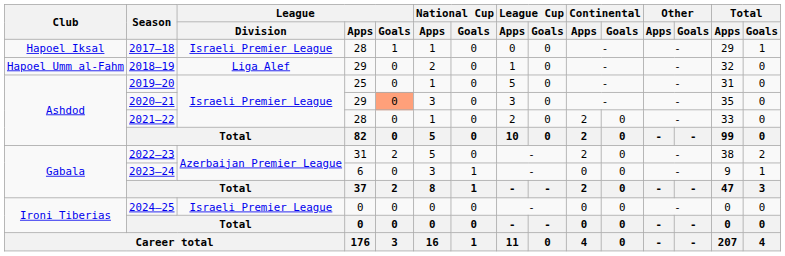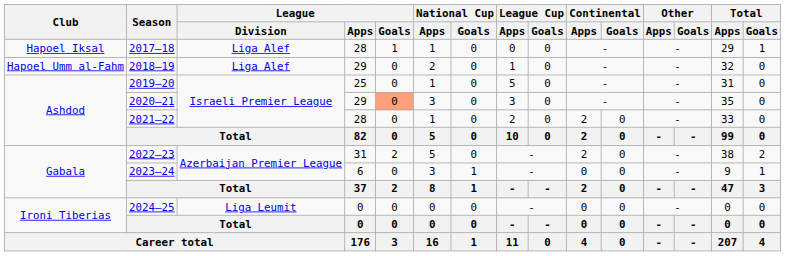(261, 48) Israeli Premier League -> (261, 48) Liga Alef
(261, 207) Israeli Premier League -> (261, 207) Liga Leumit
